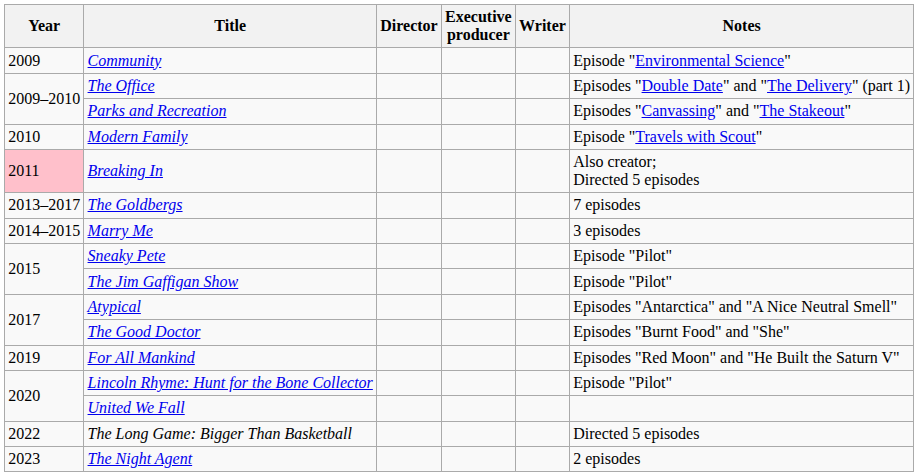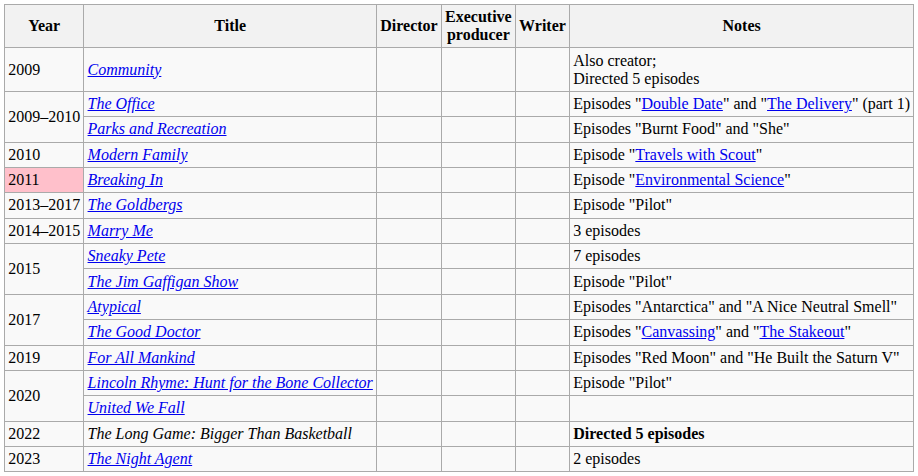(682, 60) Episode "Environmental Science" -> (636, 69) Also creator; Directed 5 episodes
(712, 111) Episodes "Canvassing" and "The Stakeout" -> (681, 129) Episodes "Burnt Food" and "She"
(636, 171) Also creator; Directed 5 episodes -> (682, 180) Episode "Environmental Science"
(607, 205) 7 episodes -> (623, 205) Episode "Pilot"
(623, 256) Episode "Pilot" -> (607, 256) 7 episodes
(681, 332) Episodes "Burnt Food" and "She" -> (712, 332) Episodes "Canvassing" and "The Stakeout"
(636, 433) normal -> (639, 433) bold
